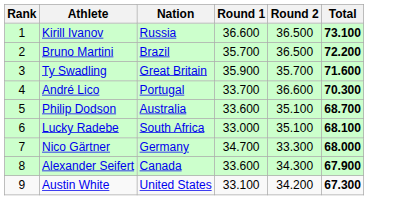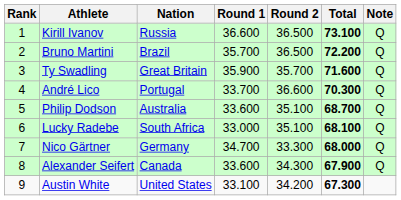+ column: (380, 14)
